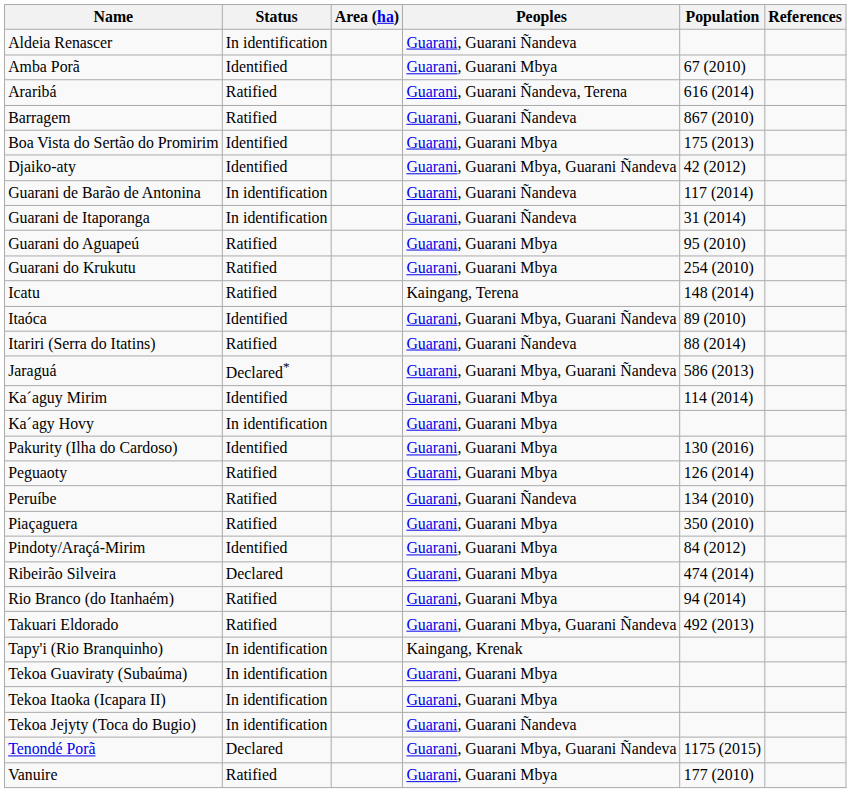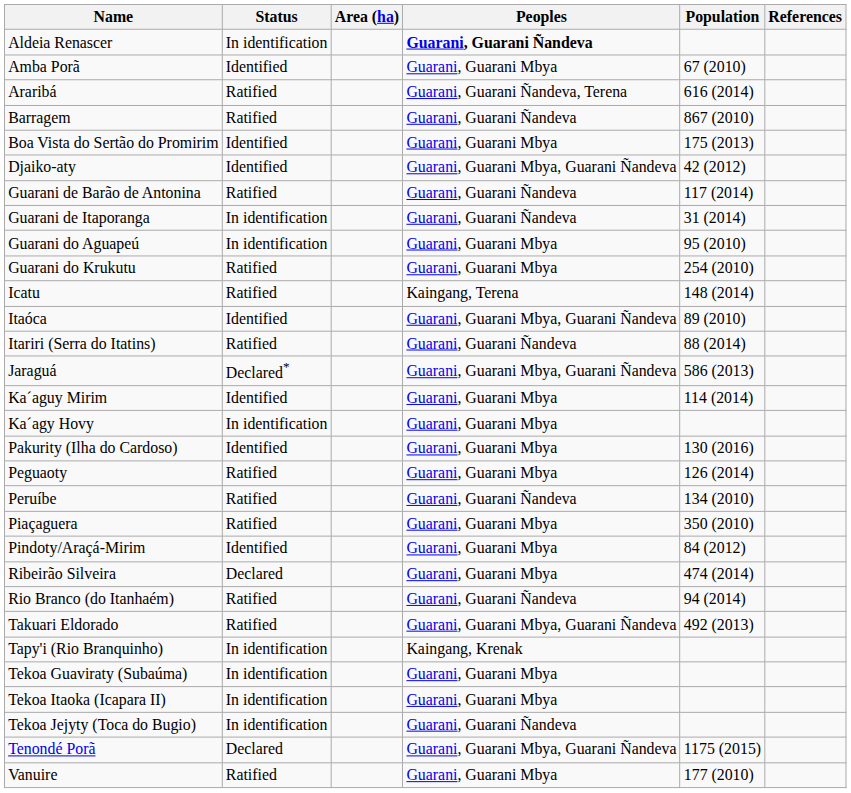(492, 42) normal -> (500, 42) bold
(277, 192) In identification -> (251, 192) Ratified
(251, 243) Ratified -> (277, 243) In identification
(482, 599) Guarani, Guarani Mbya -> (492, 599) Guarani, Guarani Ñandeva
